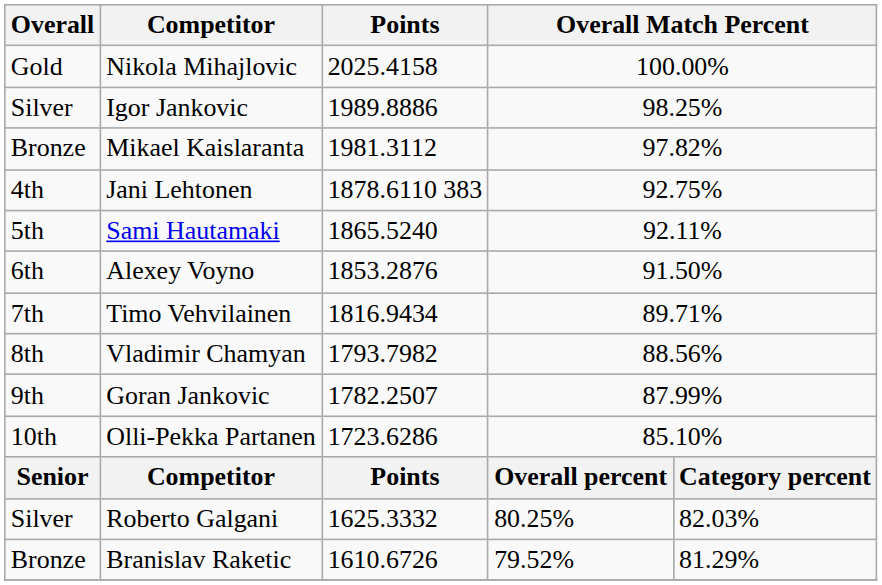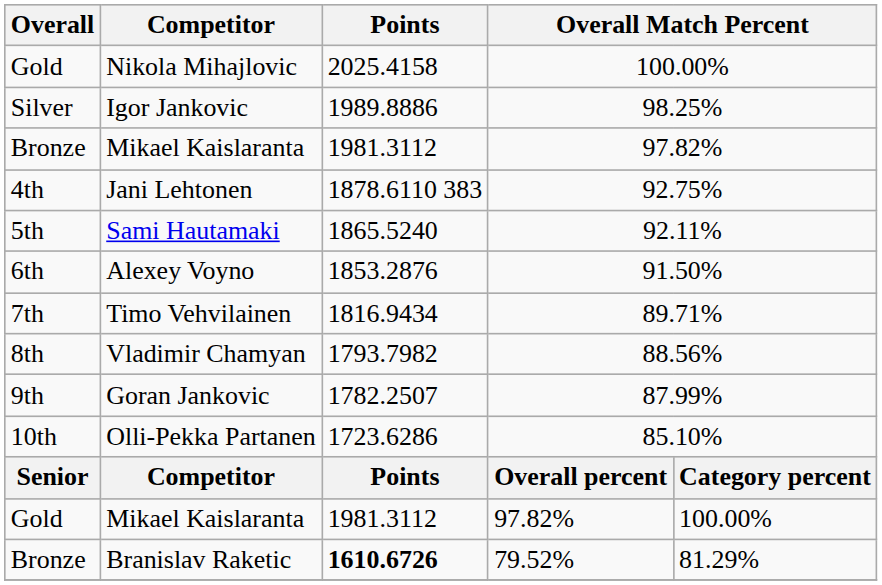+ row: (37, 518)
- row: (42, 518)
(383, 559) normal -> (383, 559) bold
